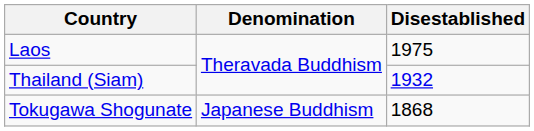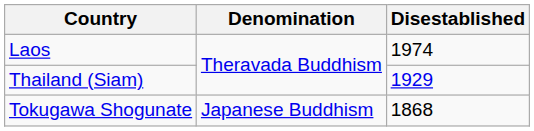(412, 49) 1975 -> (412, 49) 1974
(412, 79) 1932 -> (412, 79) 1929
